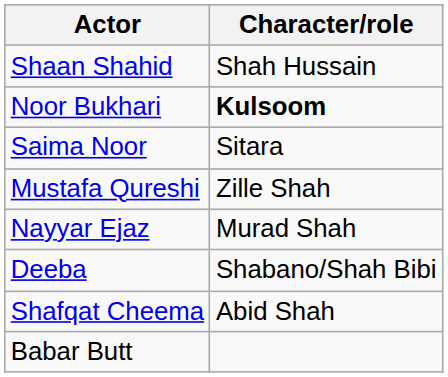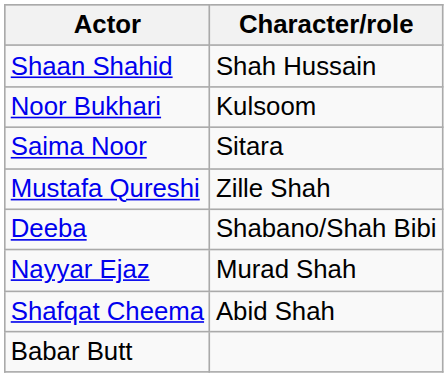(271, 106) bold -> (266, 106) normal
rows swapped: (49, 270) <-> (80, 229)
